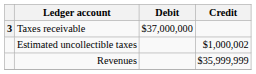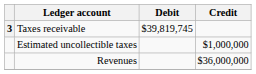(167, 28) $37,000,000 -> (167, 28) $39,819,745
(226, 45) $1,000,002 -> (226, 45) $1,000,000
(223, 61) $35,999,999 -> (223, 61) $36,000,000
